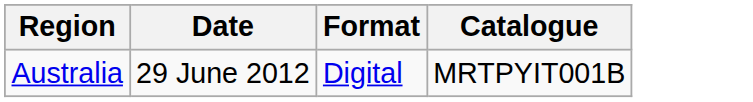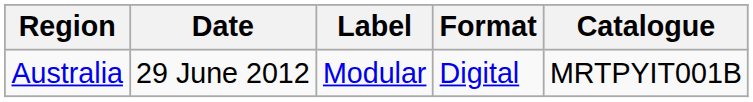+ column: (375, 27)
